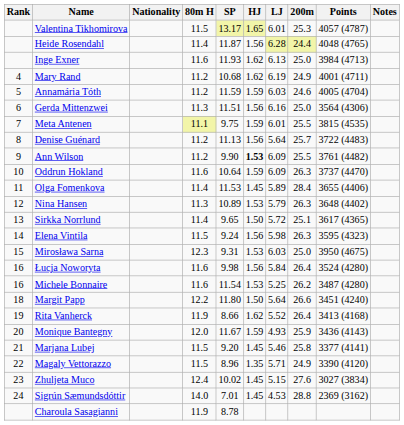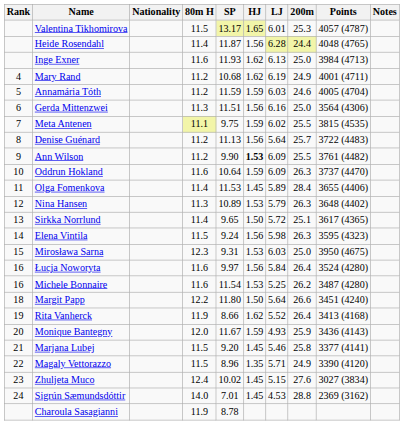(277, 124) 6.01 -> (277, 124) 6.02
(230, 268) 9.98 -> (230, 268) 9.97
